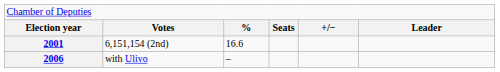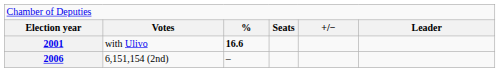(137, 43) 6,151,154 (2nd) -> (126, 43) with Ulivo
(235, 43) normal -> (235, 43) bold
(126, 59) with Ulivo -> (137, 59) 6,151,154 (2nd)
